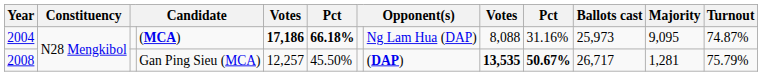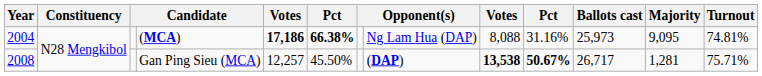(332, 37) 66.18% -> (332, 37) 66.38%
(728, 37) 74.87% -> (728, 37) 74.81%
(502, 60) 13,535 -> (502, 60) 13,538
(728, 60) 75.79% -> (728, 60) 75.71%
